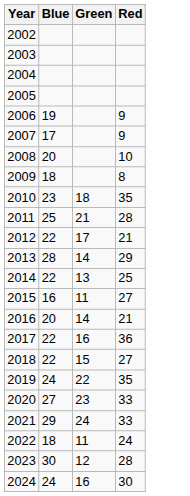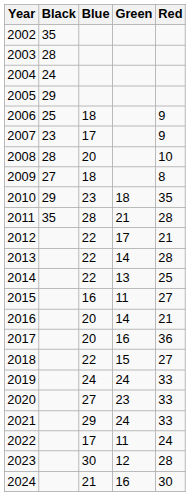+ column: (59, 14)
(49, 116) 19 -> (89, 116) 18
(49, 217) 25 -> (89, 217) 28
(49, 258) 28 -> (89, 258) 22
(125, 258) 29 -> (165, 258) 28
(49, 339) 22 -> (89, 339) 20
(82, 380) 22 -> (123, 380) 24
(125, 380) 35 -> (165, 380) 33
(49, 440) 18 -> (89, 440) 17
(49, 481) 24 -> (89, 481) 21
